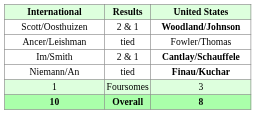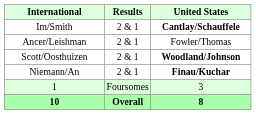rows swapped: (54, 26) <-> (54, 57)
(128, 42) tied -> (128, 42) 2 & 1
(128, 72) tied -> (128, 72) 2 & 1
